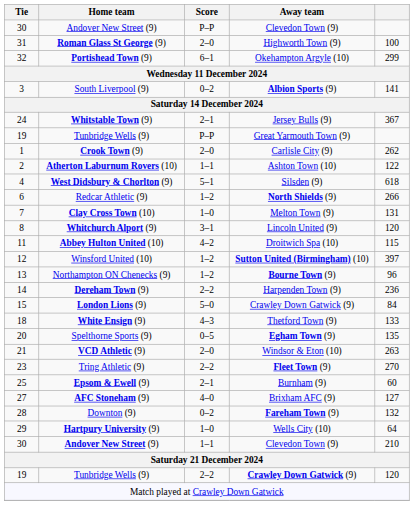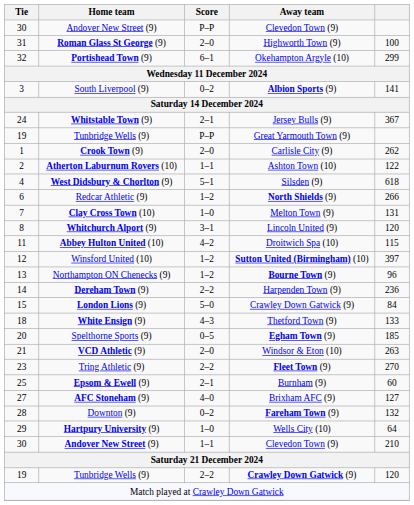(392, 336) 135 -> (392, 336) 185
